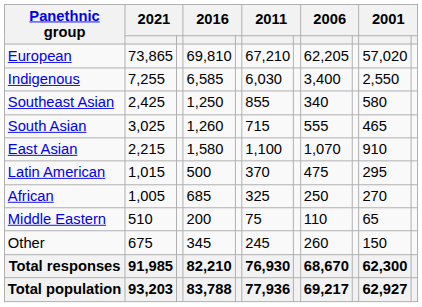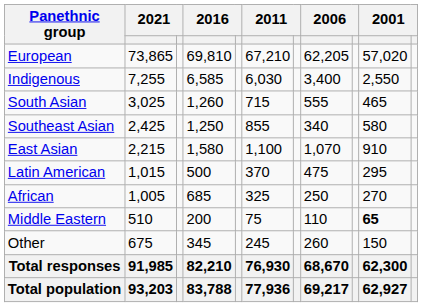rows swapped: (47, 126) <-> (61, 102)
(371, 219) normal -> (371, 219) bold
